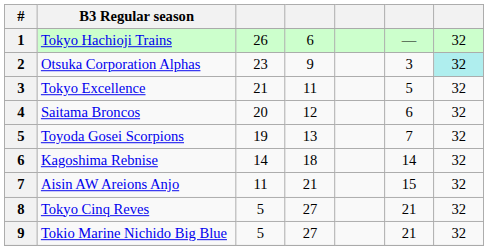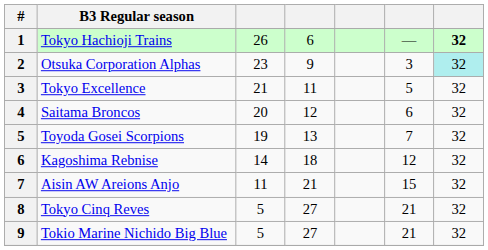(459, 40) normal -> (459, 40) bold
(409, 161) 14 -> (409, 161) 12
